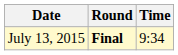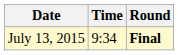columns swapped: (155, 15) <-> (112, 15)
